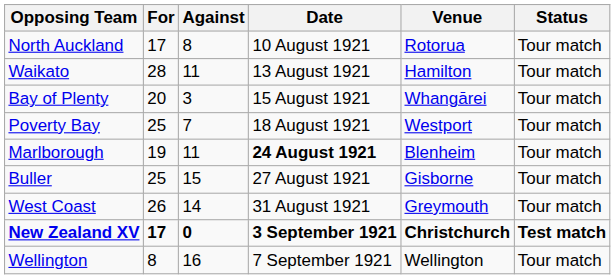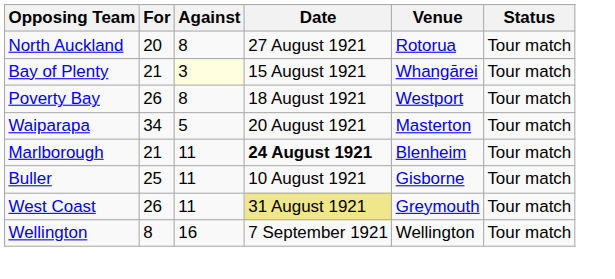(157, 44) 17 -> (153, 44) 20
(311, 44) 10 August 1921 -> (307, 44) 27 August 1921
- row: (39, 71)
(157, 98) 20 -> (153, 71) 21
(187, 98) no background -> (183, 71) lightyellow background
(157, 125) 25 -> (153, 98) 26
(187, 125) 7 -> (183, 98) 8
+ row: (49, 125)
(157, 152) 19 -> (153, 152) 21
(192, 179) 15 -> (187, 179) 11
(311, 179) 27 August 1921 -> (307, 179) 10 August 1921
(192, 206) 14 -> (187, 206) 11
(311, 206) no background -> (307, 206) khaki background
- row: (74, 233)
